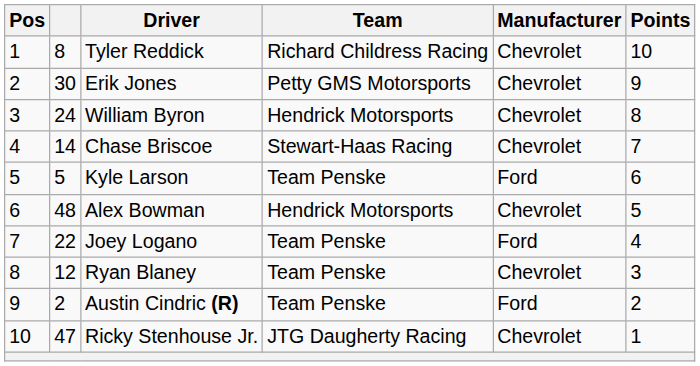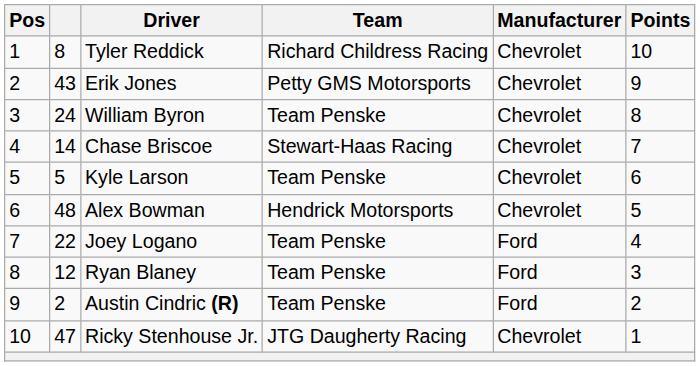(65, 83) 30 -> (65, 83) 43
(360, 114) Hendrick Motorsports -> (327, 114) Team Penske
(517, 177) Ford -> (539, 177) Chevrolet
(539, 272) Chevrolet -> (517, 272) Ford
